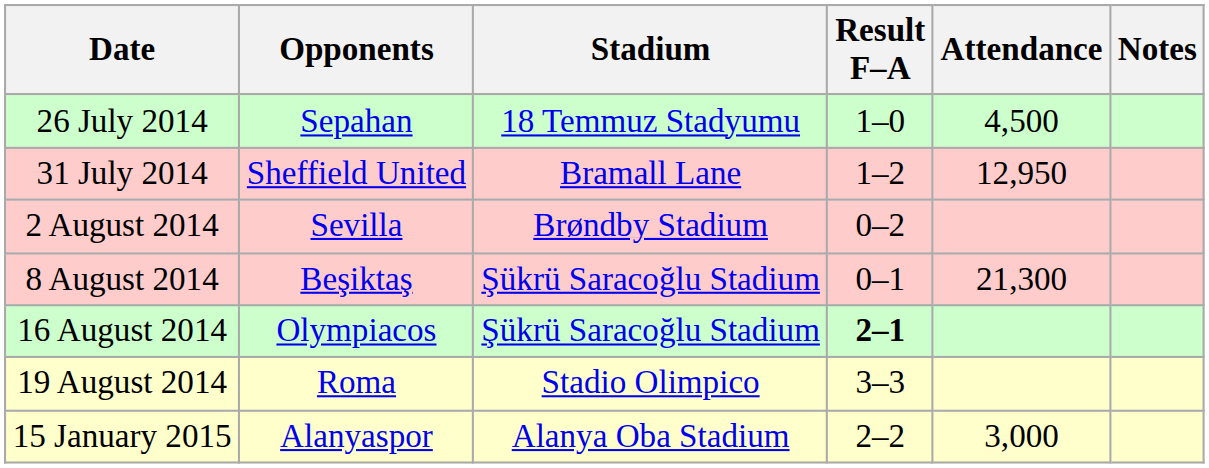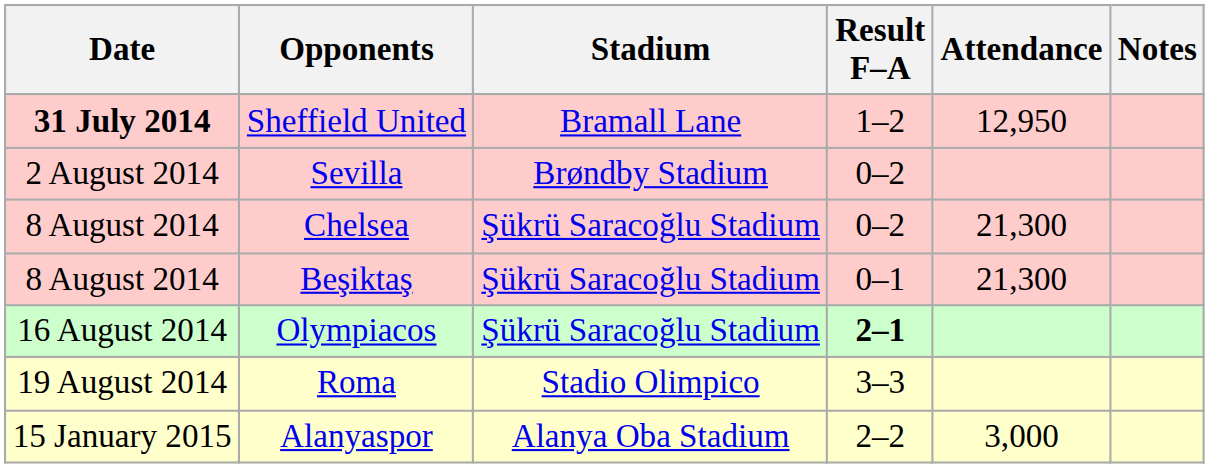- row: (356, 120)
(122, 173) normal -> (122, 120) bold
+ row: (356, 225)
